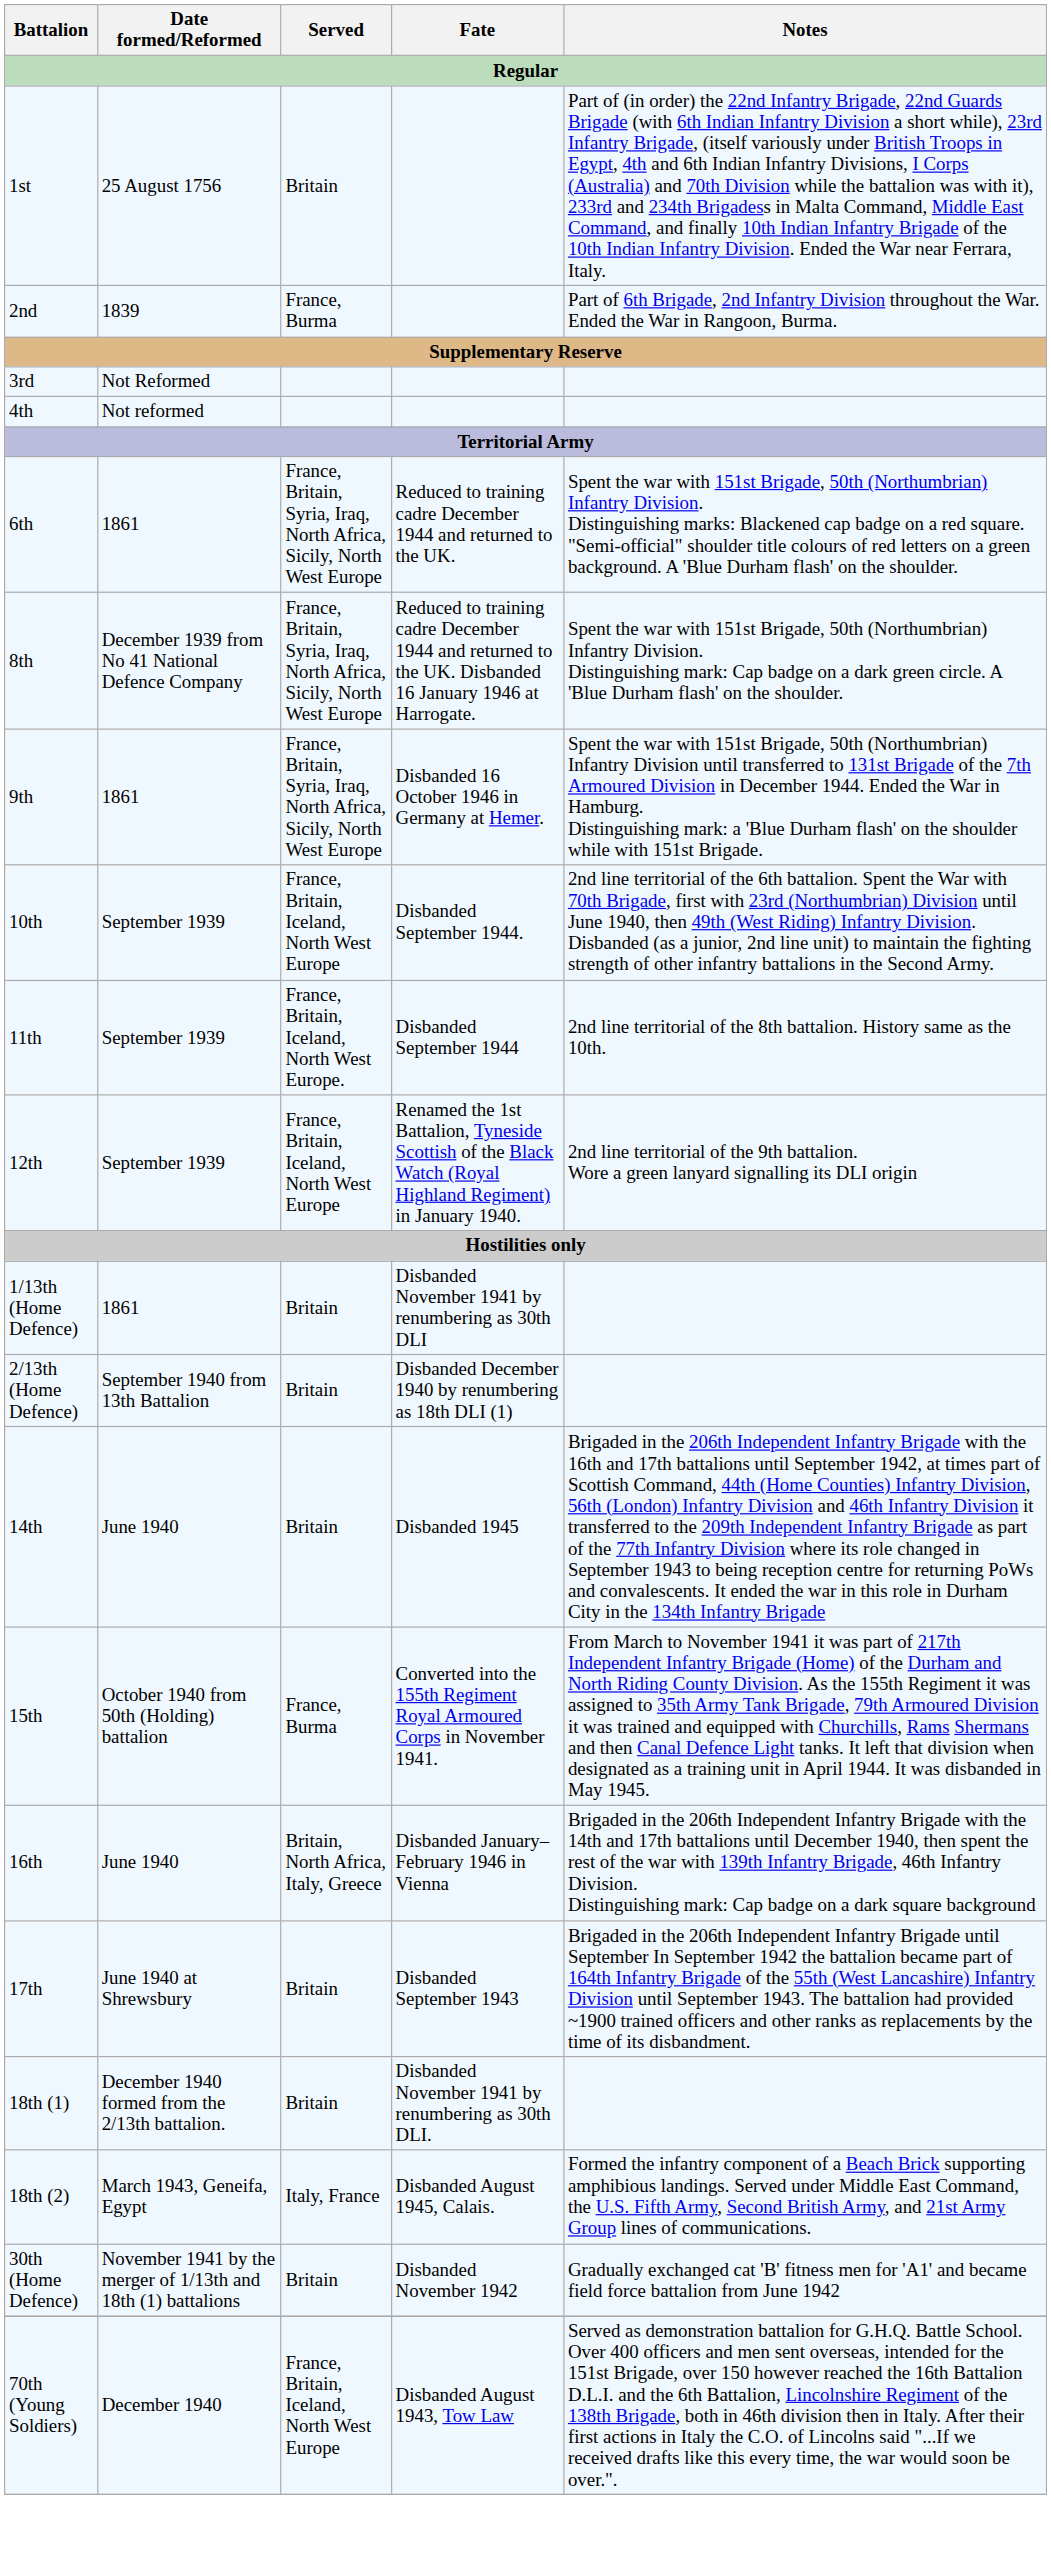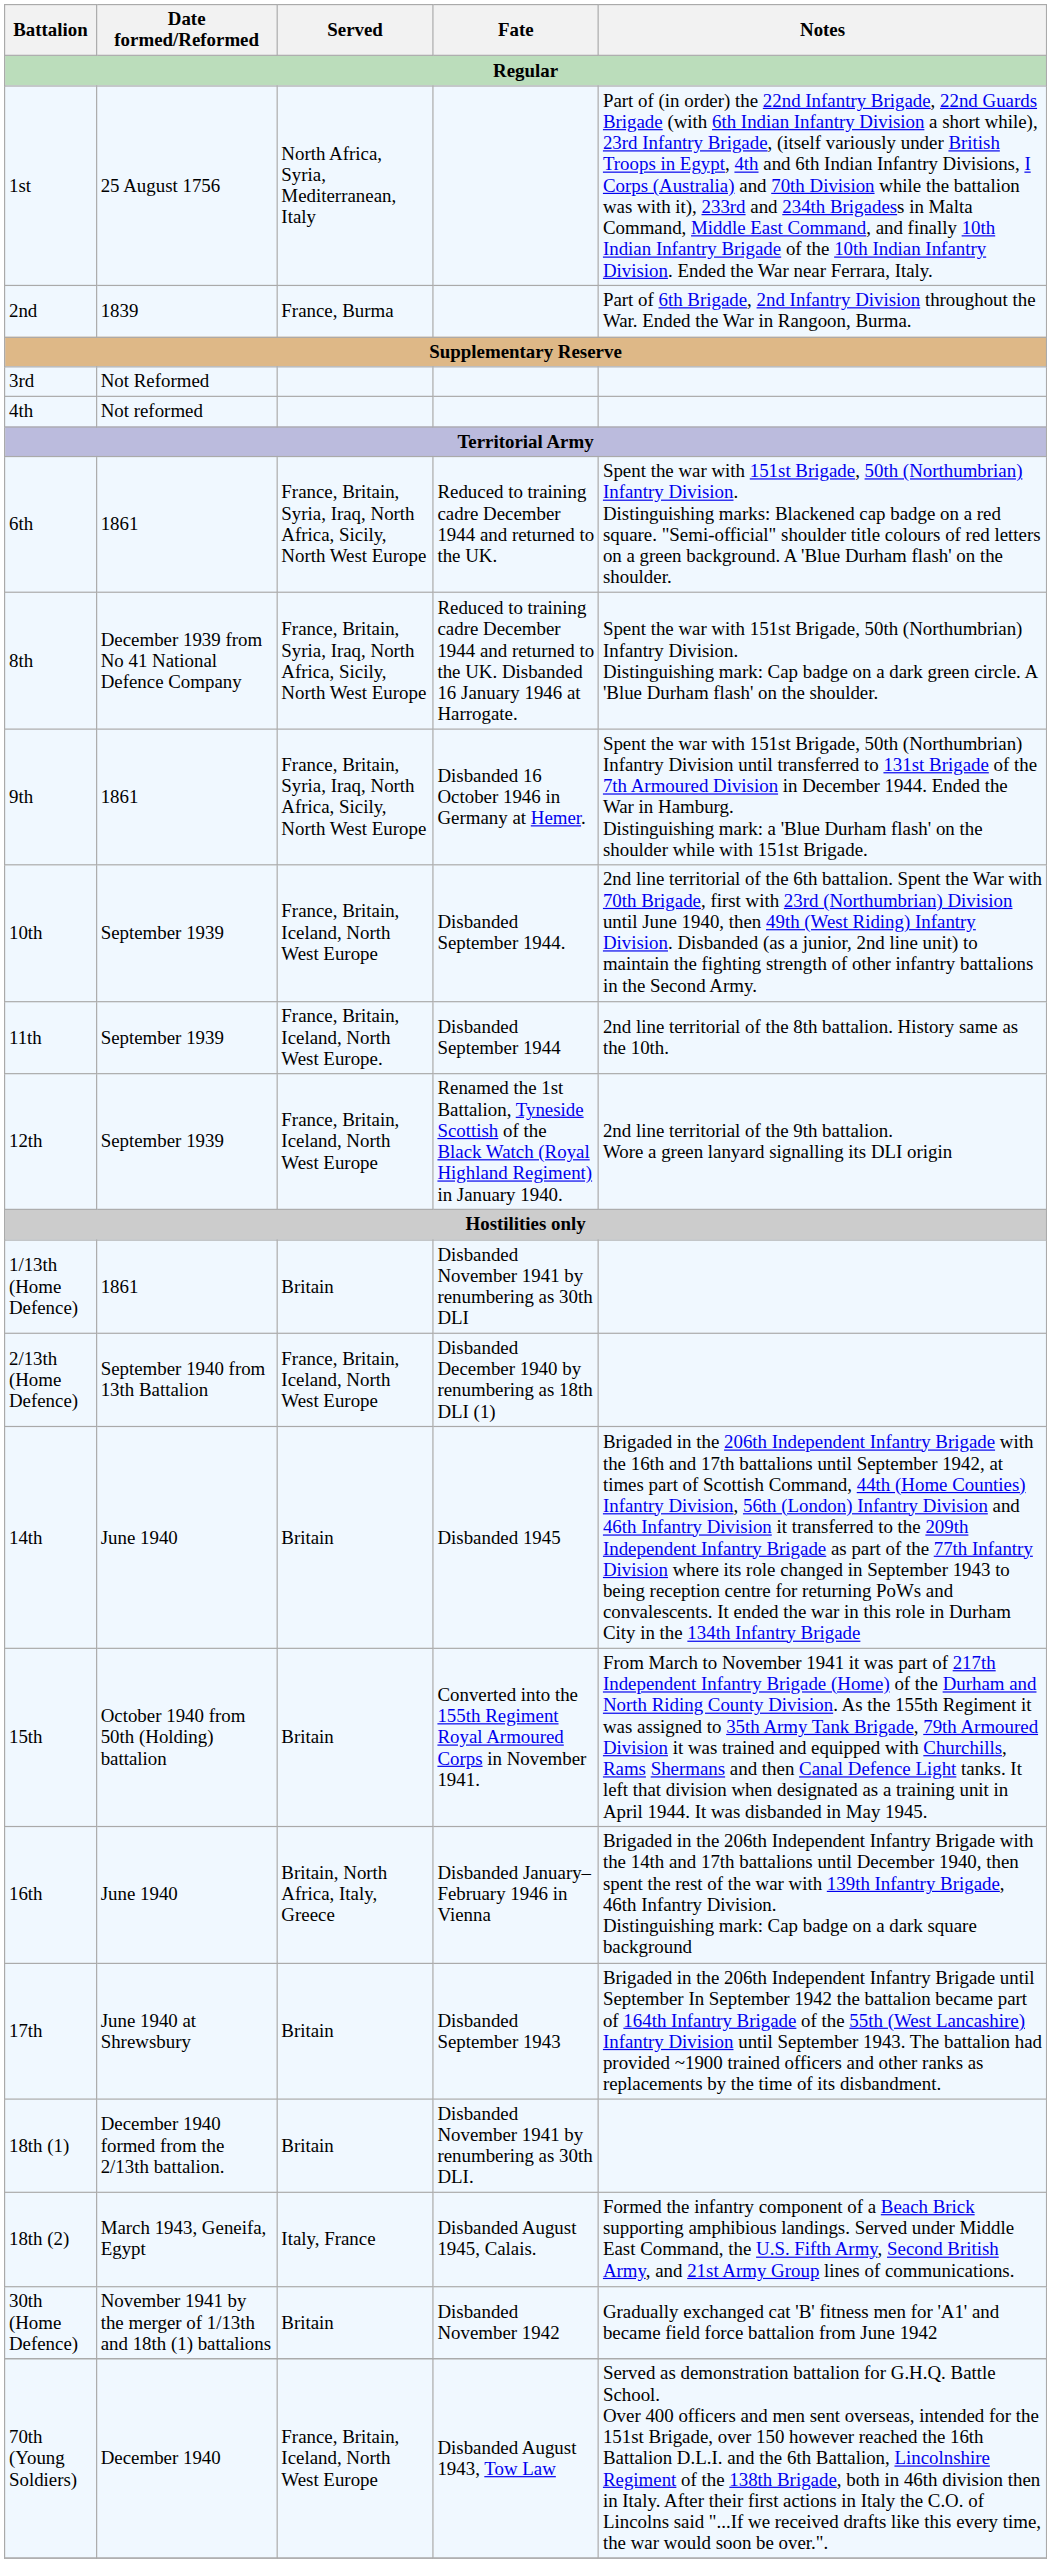(312, 185) Britain -> (339, 185) North Africa, Syria, Mediterranean, Italy
(312, 1390) Britain -> (340, 1380) France, Britain, Iceland, North West Europe
(313, 1716) France, Burma -> (308, 1737) Britain
